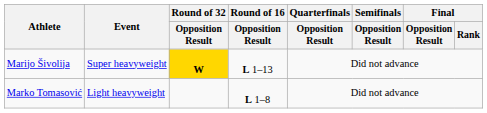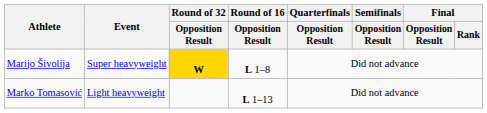(258, 70) L 1–13 -> (258, 70) L 1–8
(258, 99) L 1–8 -> (258, 99) L 1–13
